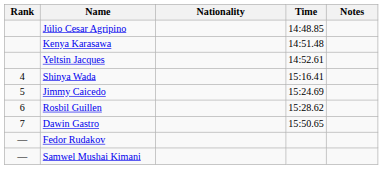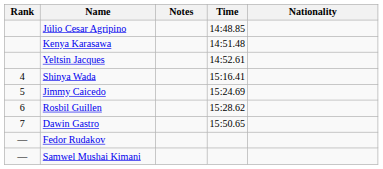columns swapped: (221, 12) <-> (352, 12)
